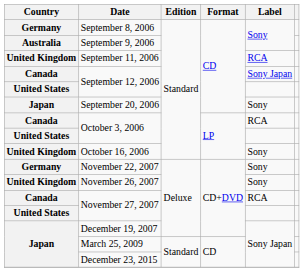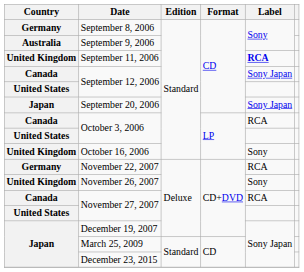(258, 58) normal -> (258, 58) bold
(258, 105) Sony -> (270, 105) Sony Japan
(258, 167) Sony -> (258, 167) RCA
